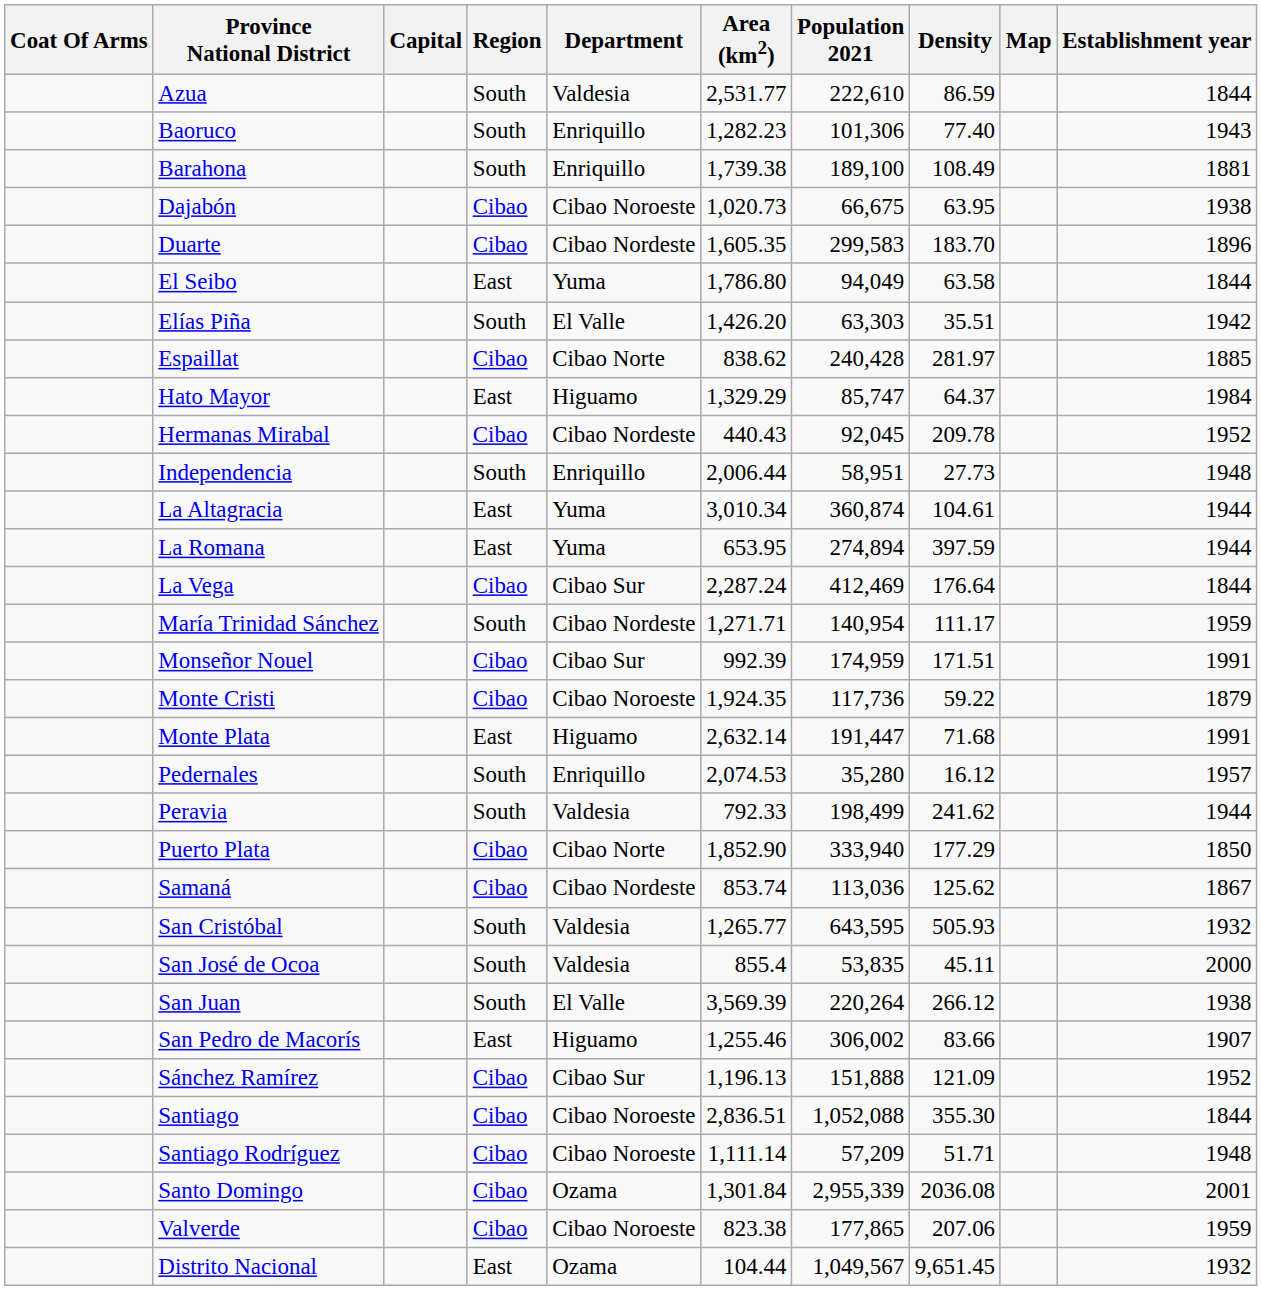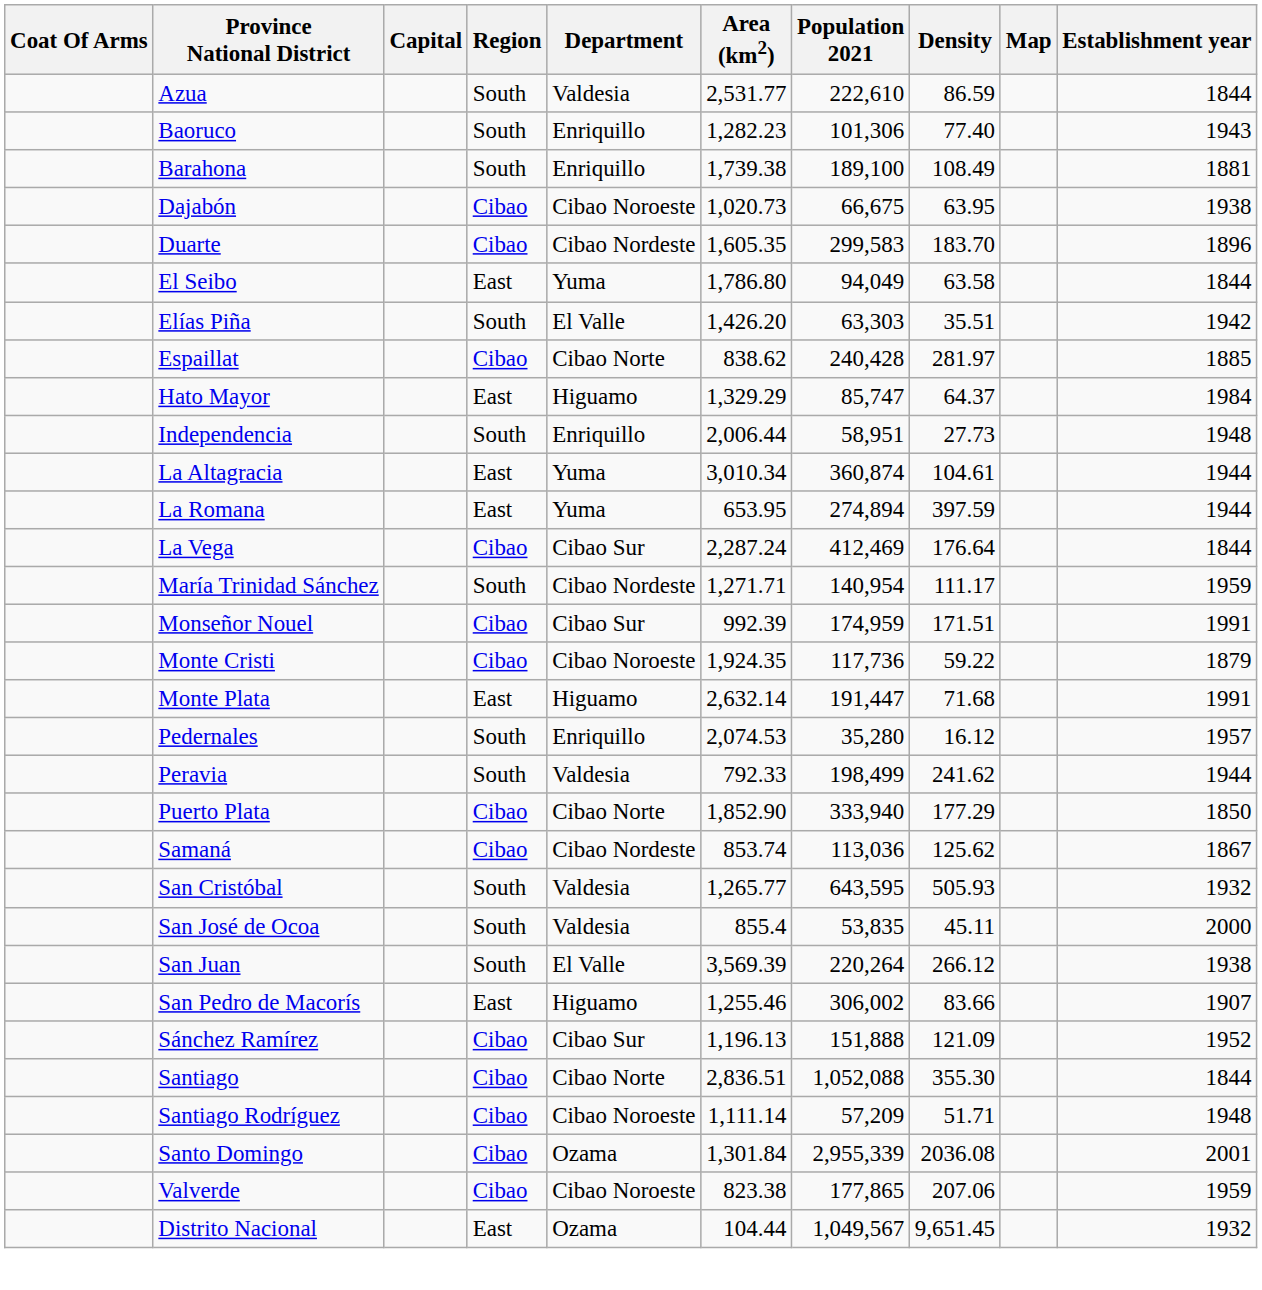- row: (244, 433)
(624, 1115) Cibao Noroeste -> (609, 1077) Cibao Norte
